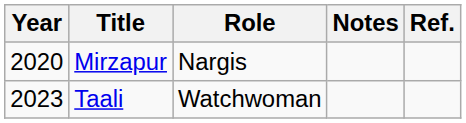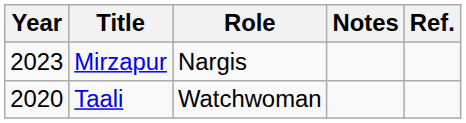(37, 61) 2020 -> (37, 61) 2023
(37, 99) 2023 -> (37, 99) 2020
